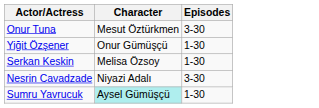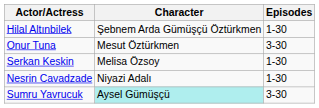+ row: (39, 29)
- row: (38, 45)
(194, 78) 3-30 -> (276, 78) 1-30
(194, 95) 1-30 -> (276, 95) 3-30
